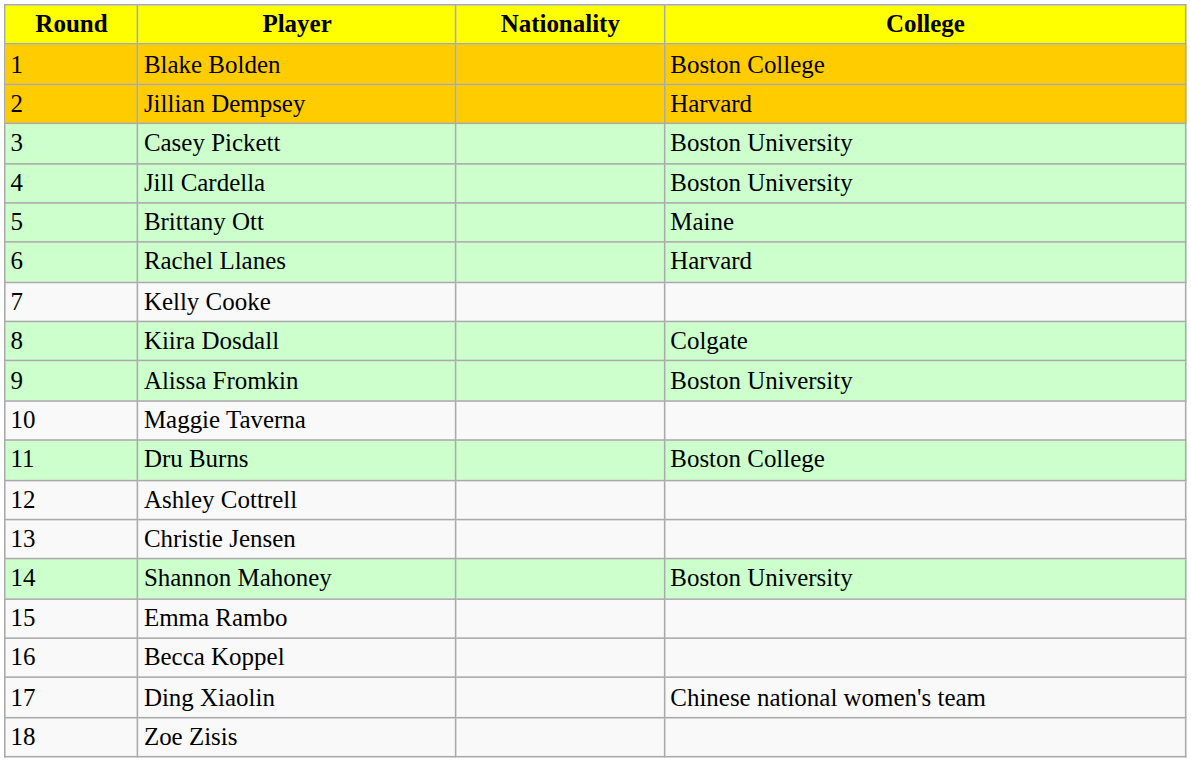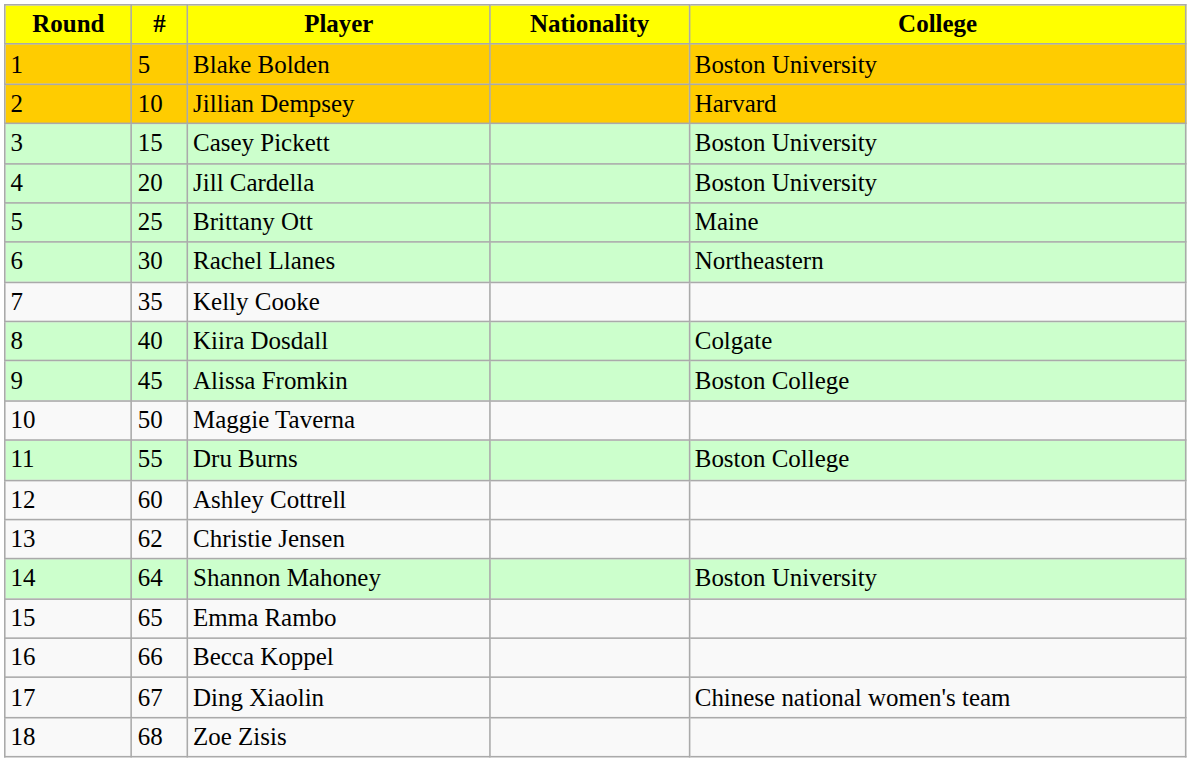+ column: (160, 24)
(748, 63) Boston College -> (786, 63) Boston University
(711, 261) Harvard -> (759, 261) Northeastern
(761, 380) Boston University -> (772, 380) Boston College
